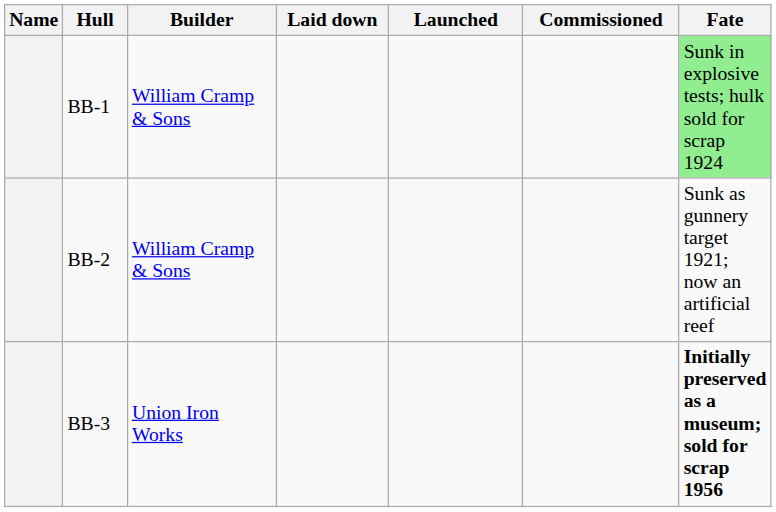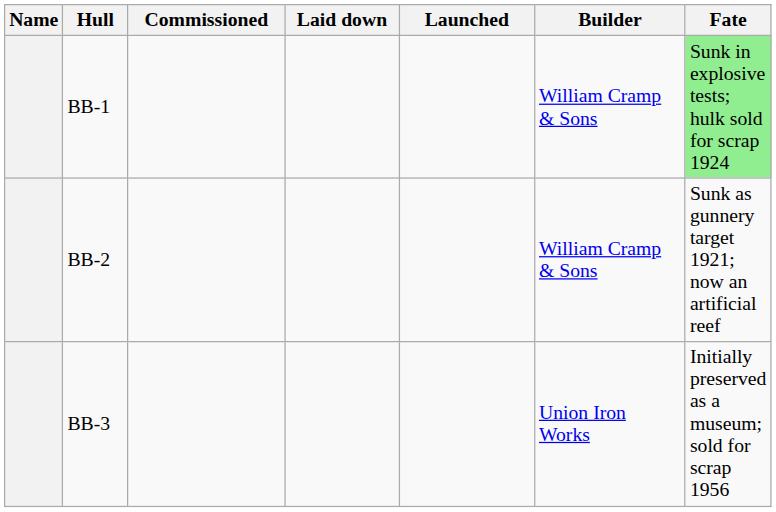columns swapped: (202, 20) <-> (601, 20)
(725, 423) bold -> (728, 423) normal
